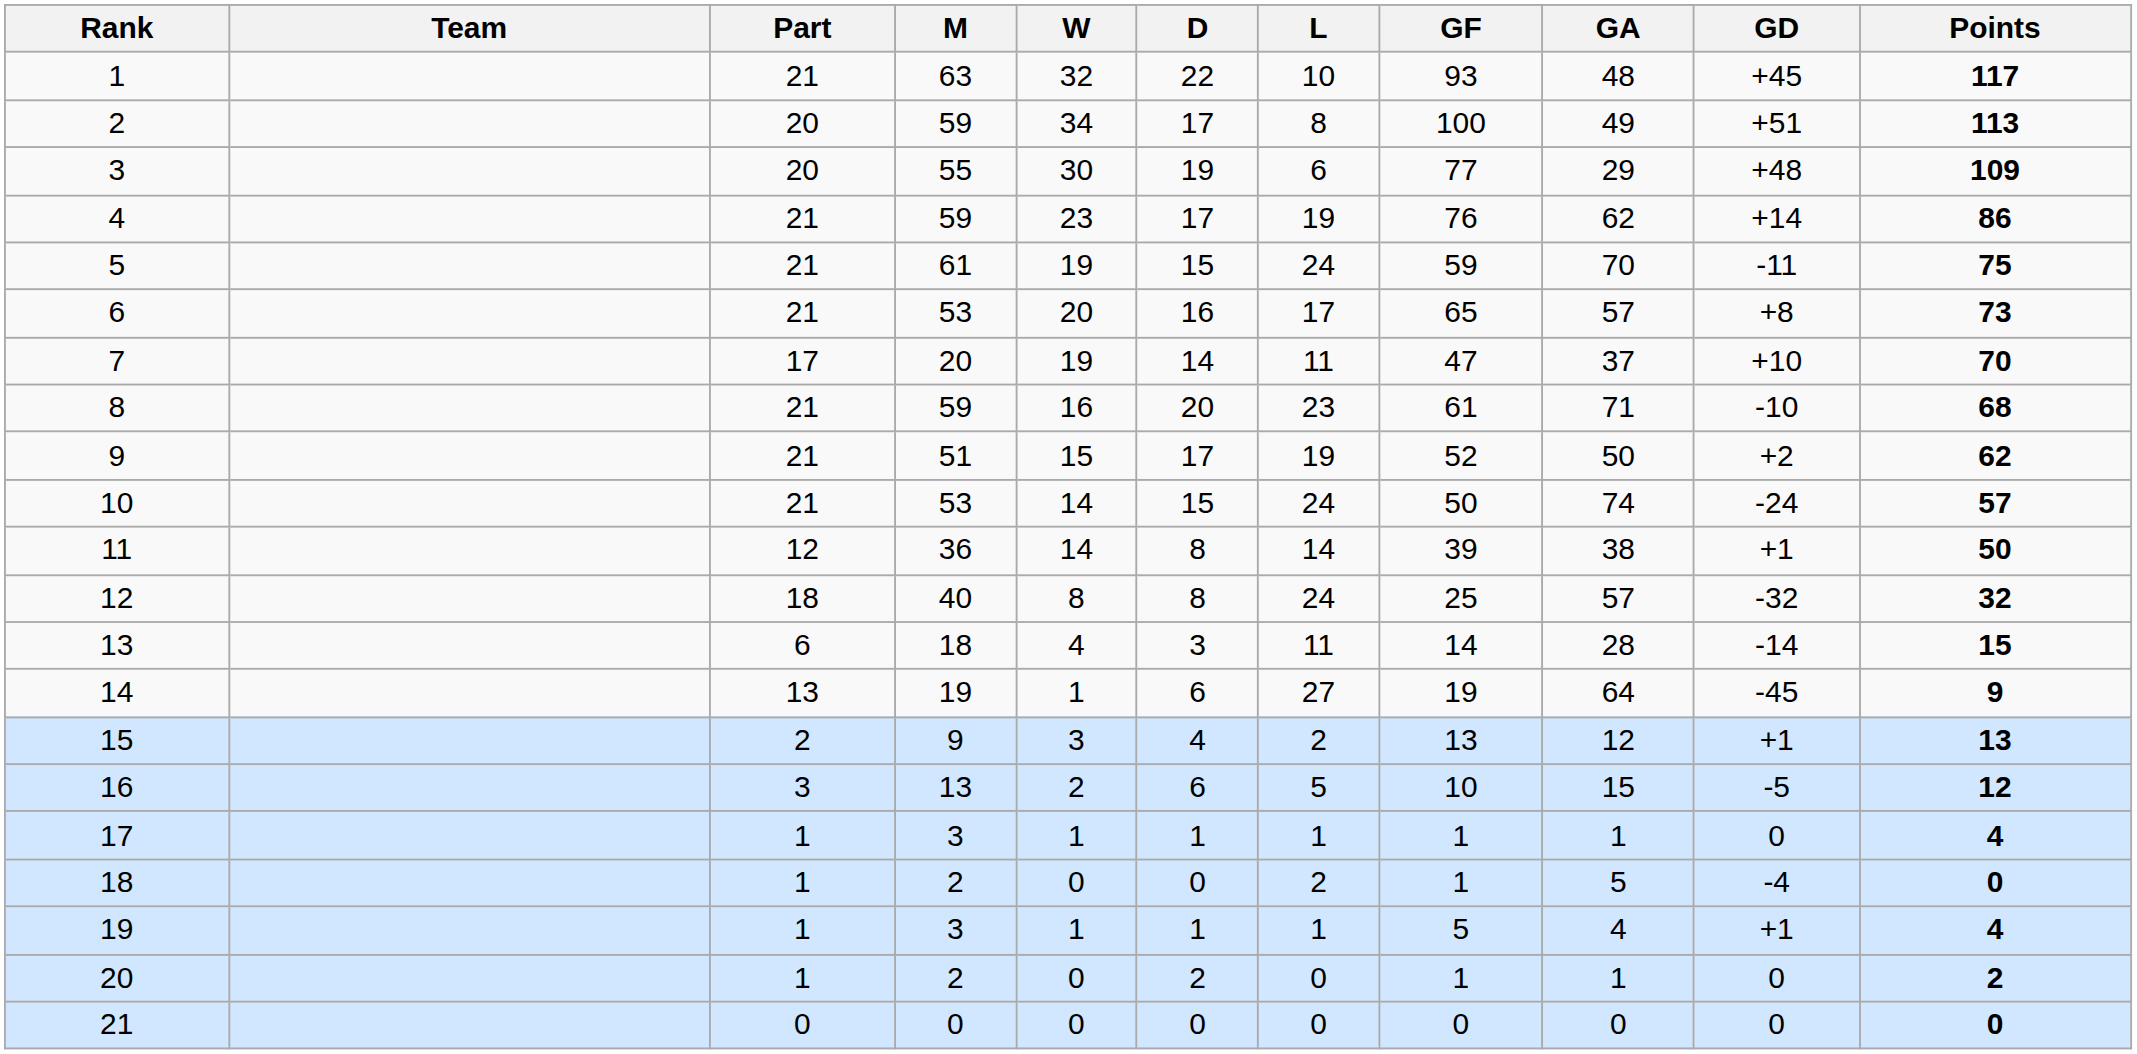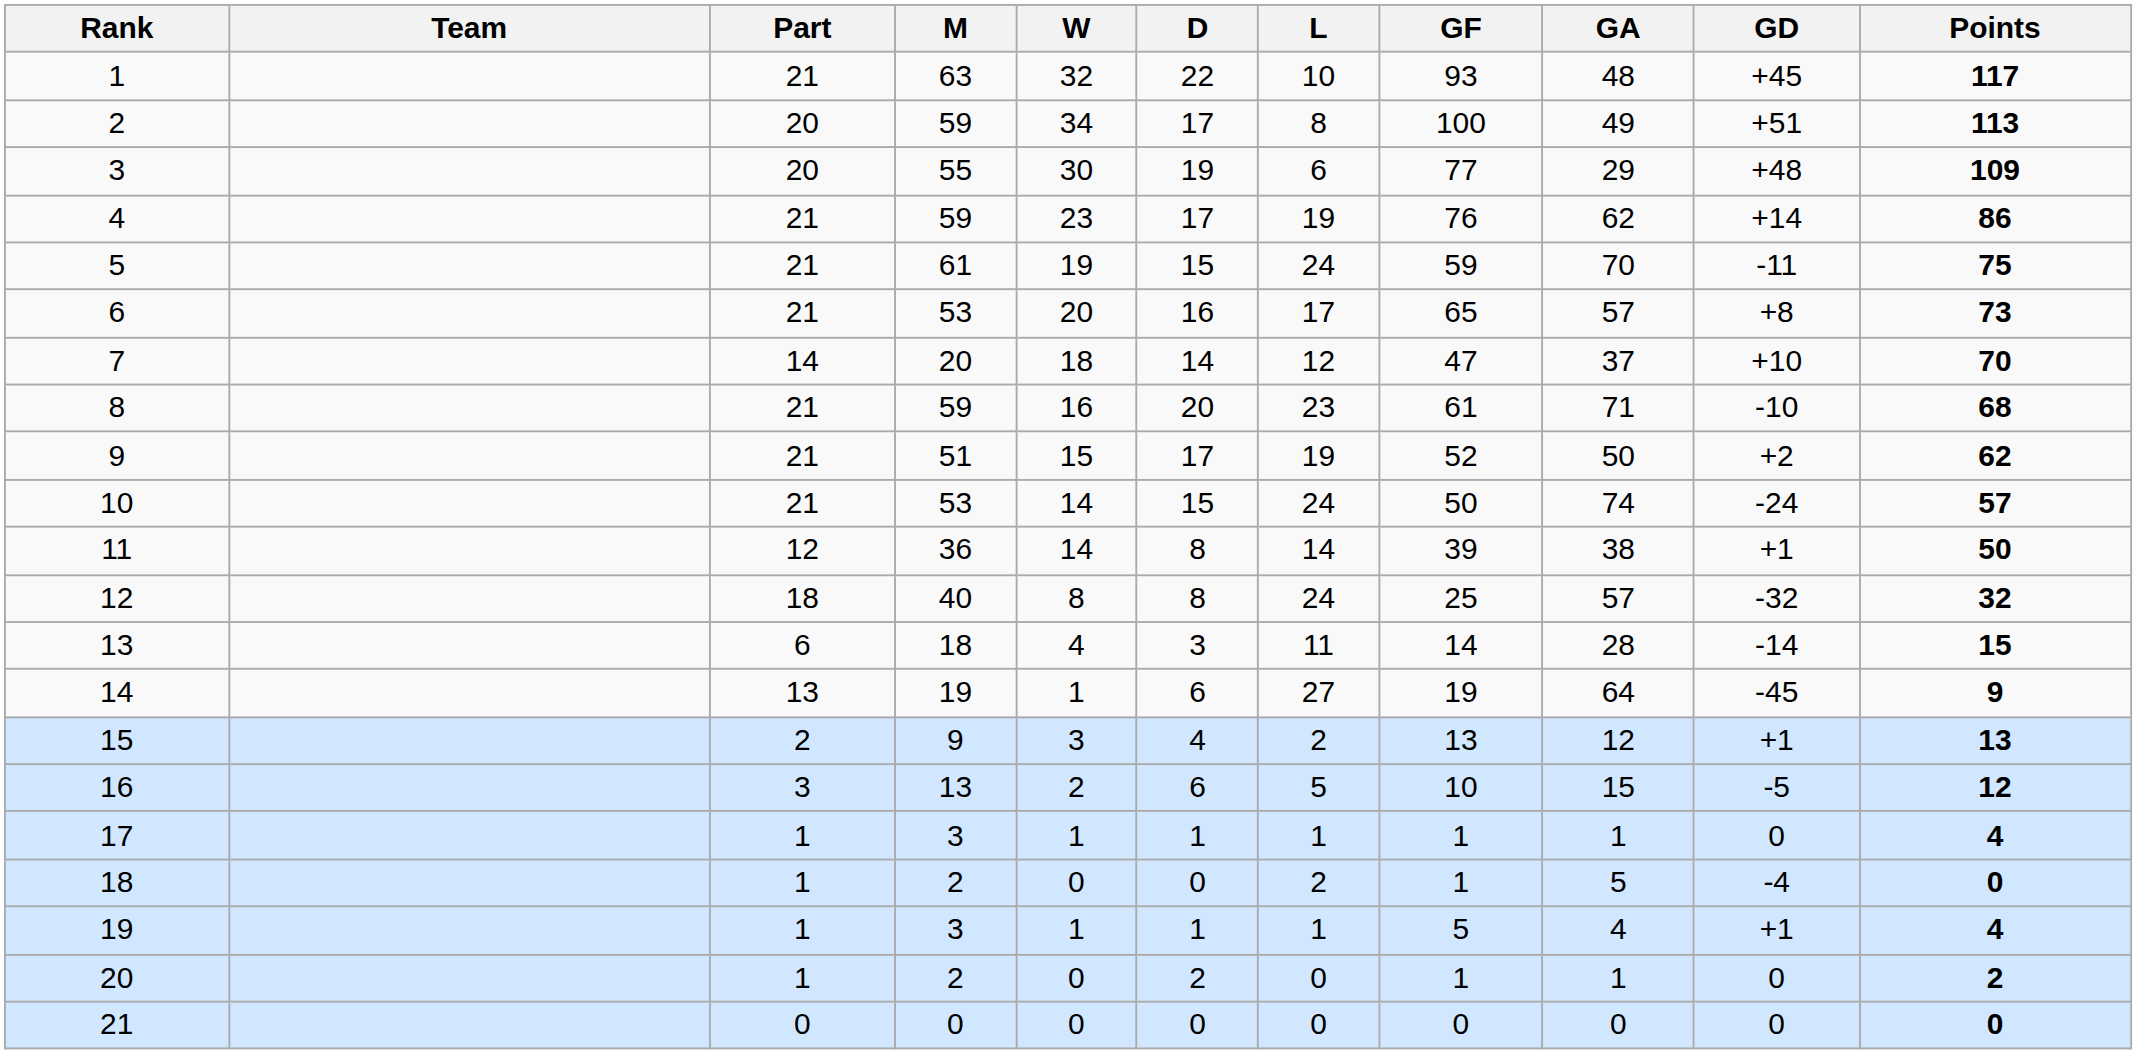(802, 360) 17 -> (802, 360) 14
(1076, 360) 19 -> (1076, 360) 18
(1318, 360) 11 -> (1318, 360) 12
